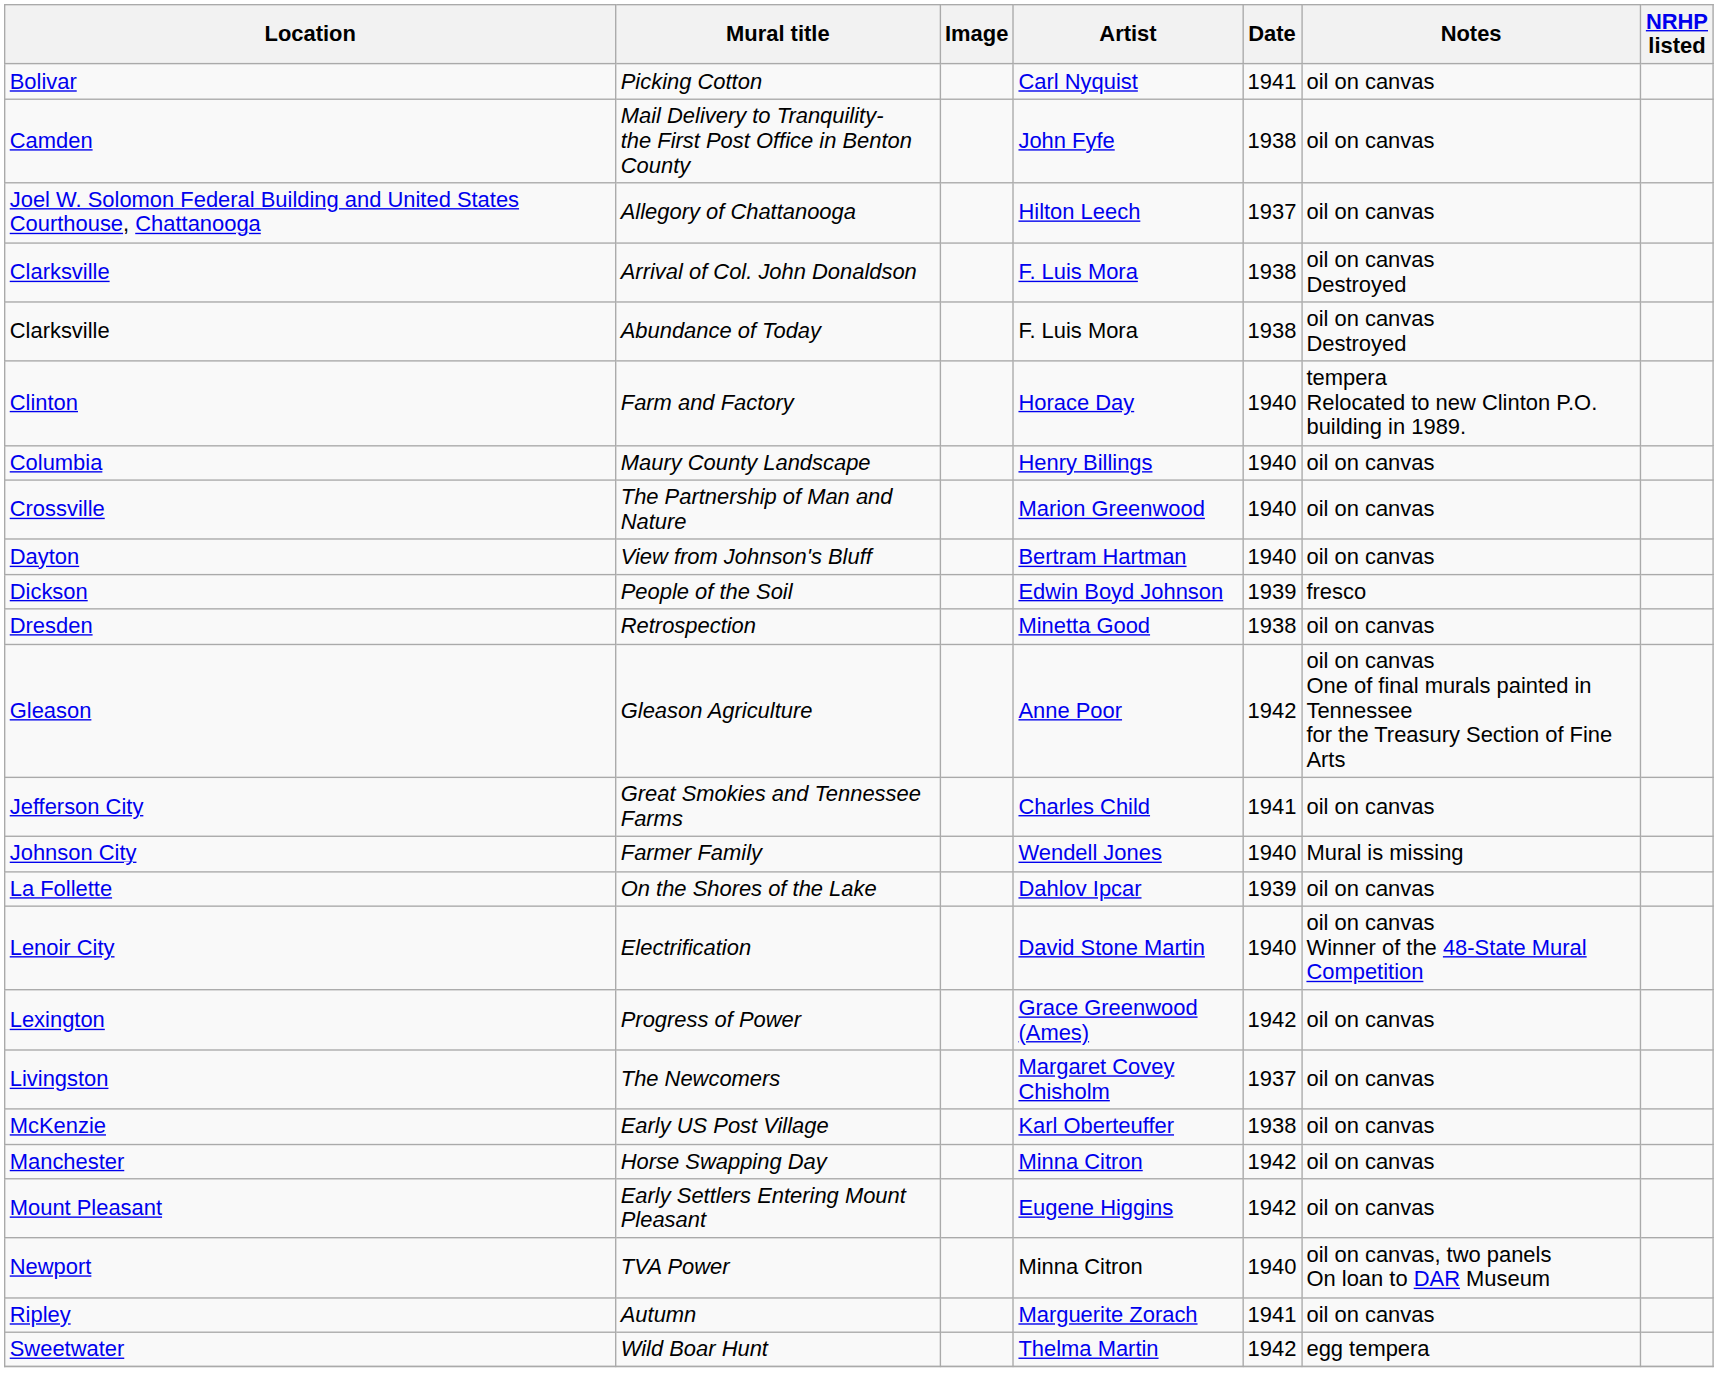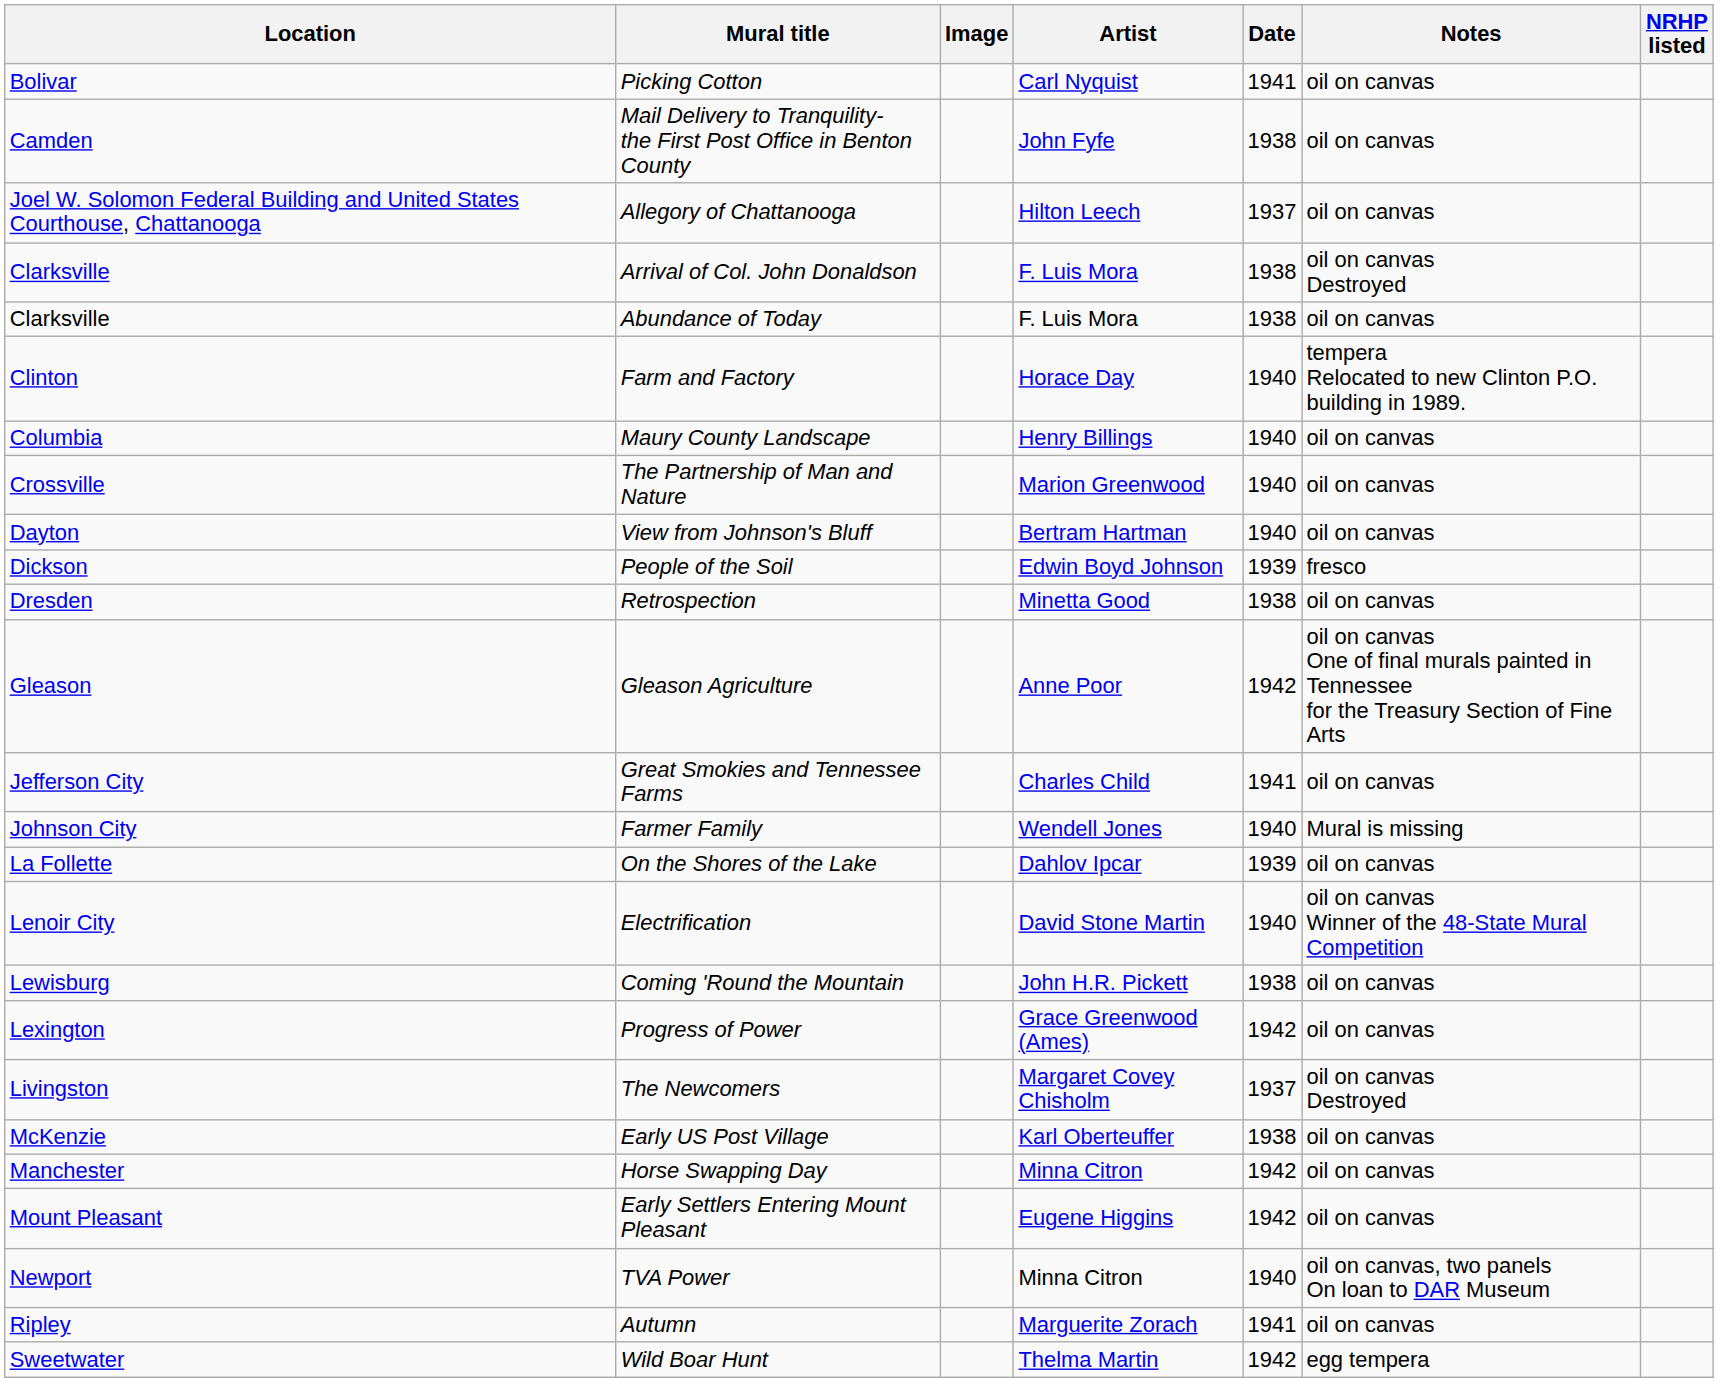(1370, 331) oil on canvas Destroyed -> (1370, 319) oil on canvas
+ row: (762, 982)
(1370, 1079) oil on canvas -> (1370, 1089) oil on canvas Destroyed
